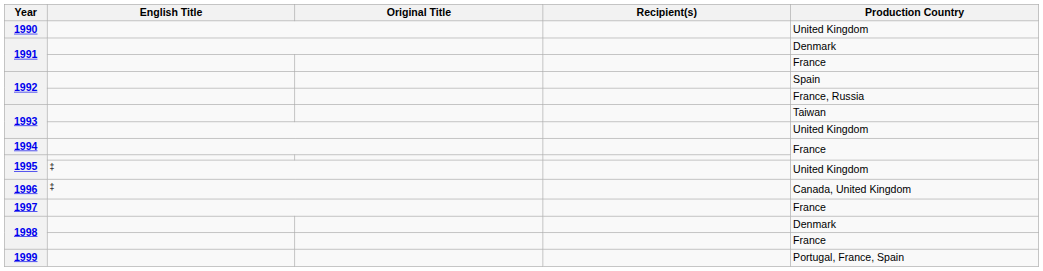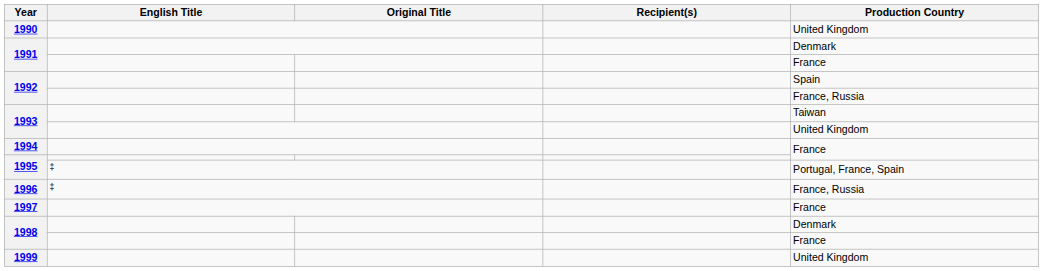(831, 169) United Kingdom -> (849, 169) Portugal, France, Spain
(852, 189) Canada, United Kingdom -> (829, 189) France, Russia
(849, 257) Portugal, France, Spain -> (831, 257) United Kingdom
